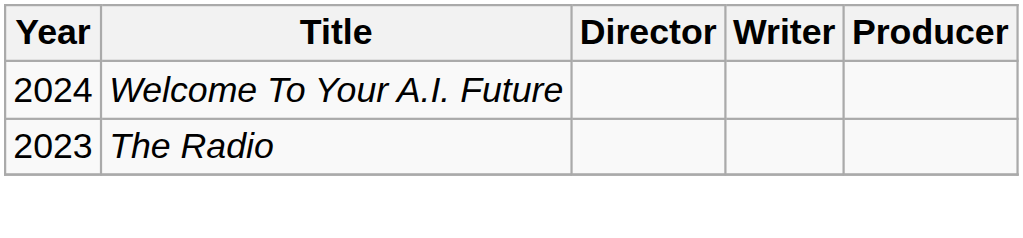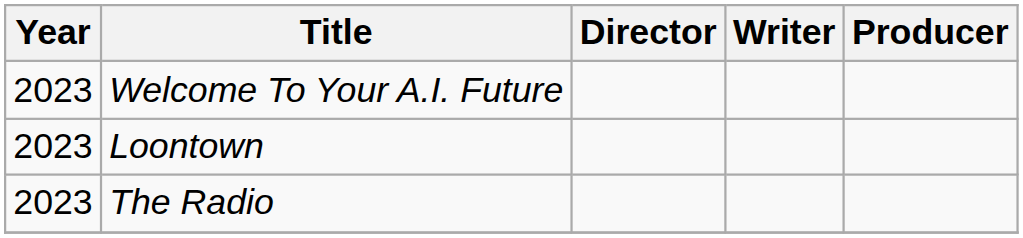(53, 89) 2024 -> (53, 89) 2023
+ row: (187, 145)
